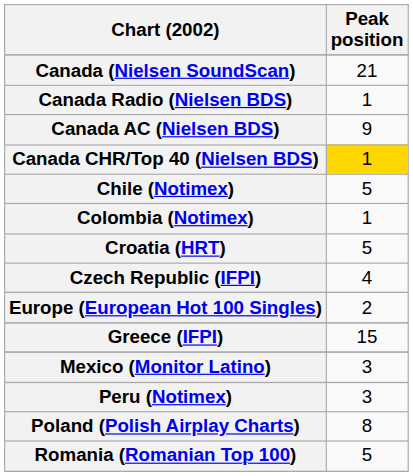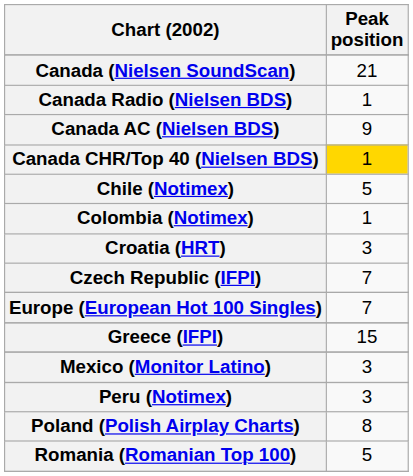(367, 248) 5 -> (367, 248) 3
(367, 277) 4 -> (367, 277) 7
(367, 307) 2 -> (367, 307) 7
